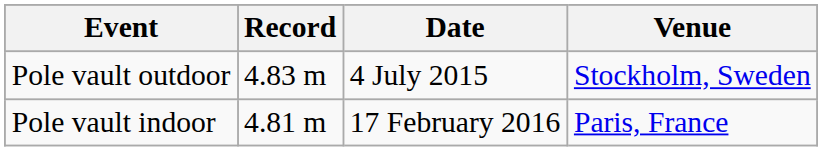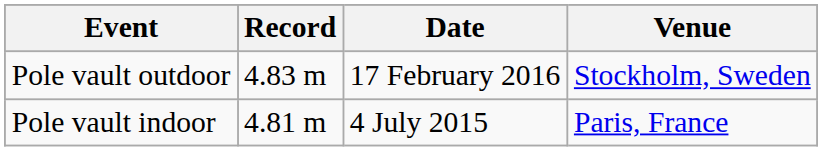(419, 74) 4 July 2015 -> (455, 74) 17 February 2016
(455, 121) 17 February 2016 -> (419, 121) 4 July 2015
